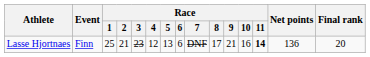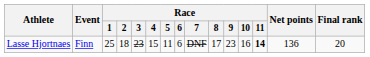(124, 44) 21 -> (124, 44) 18
(153, 44) 12 -> (153, 44) 15
(168, 44) 13 -> (168, 44) 11
(231, 44) 21 -> (231, 44) 23
